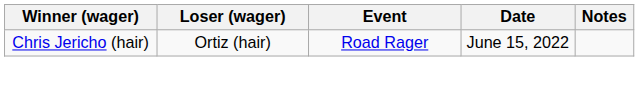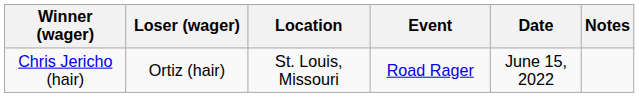+ column: (309, 26)
